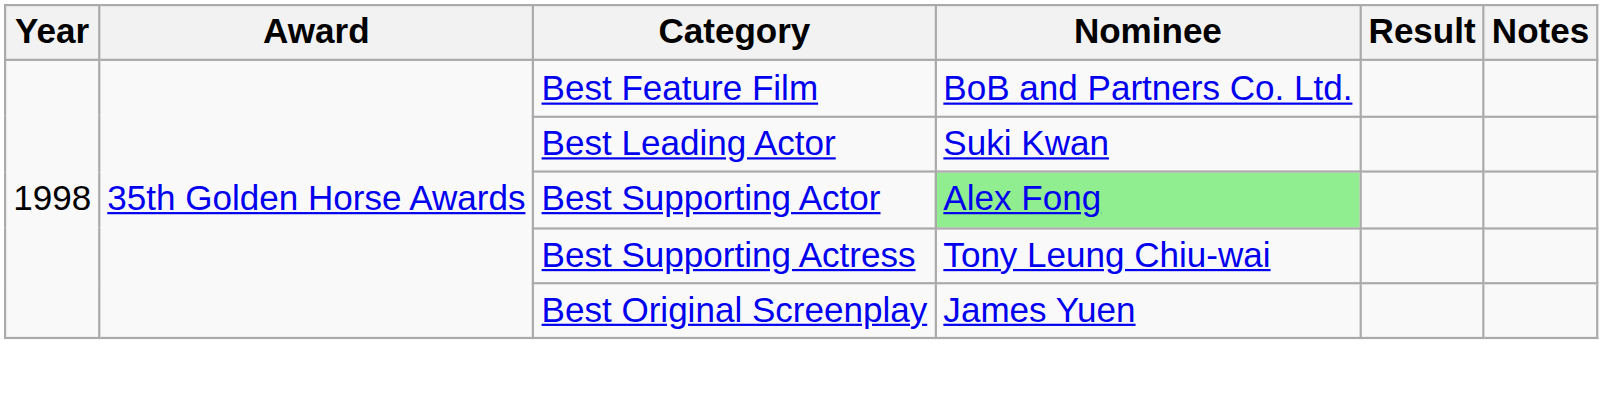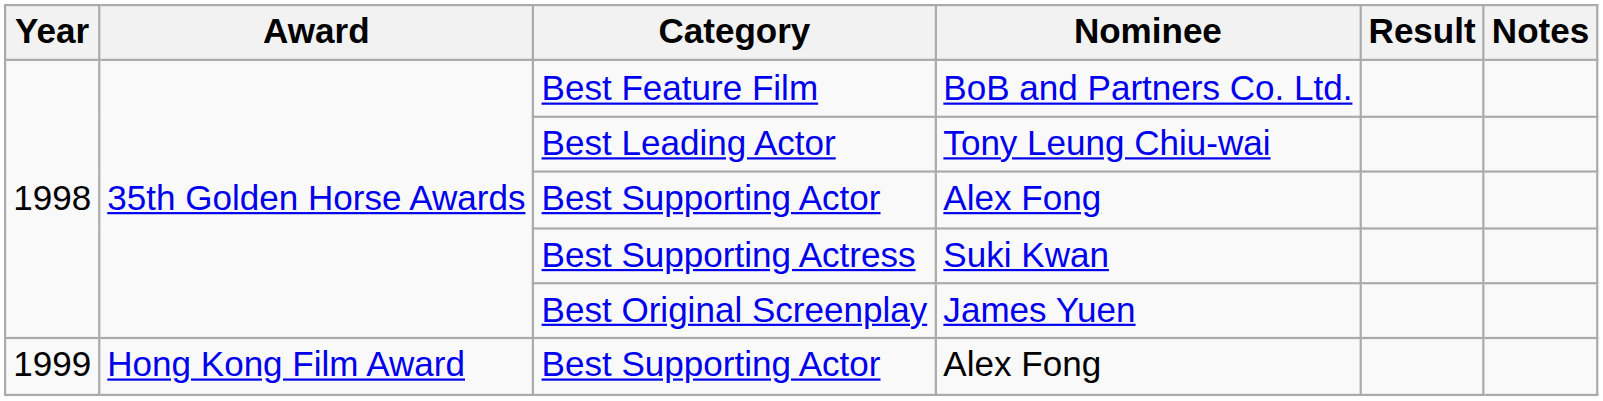(1026, 143) Suki Kwan -> (1107, 143) Tony Leung Chiu-wai
(1022, 198) lightgreen background -> (1022, 198) no background
(1107, 254) Tony Leung Chiu-wai -> (1026, 254) Suki Kwan
+ row: (52, 365)
